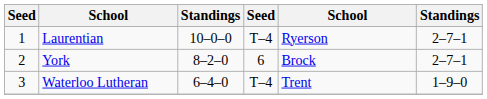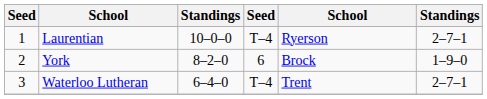(450, 60) 2–7–1 -> (450, 60) 1–9–0
(450, 82) 1–9–0 -> (450, 82) 2–7–1
